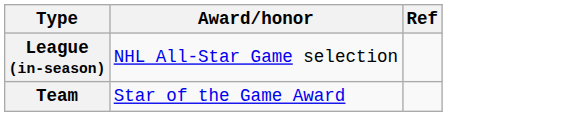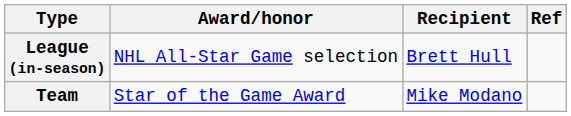+ column: (464, 19)
